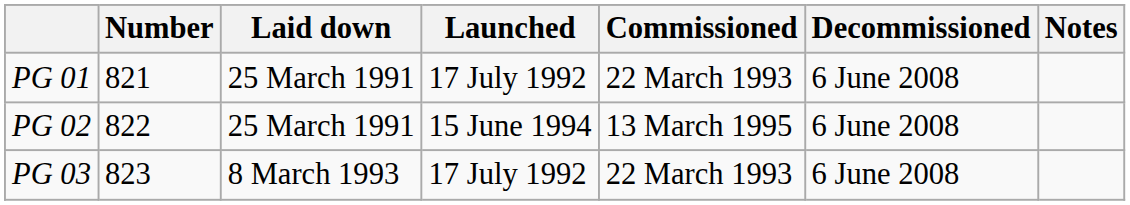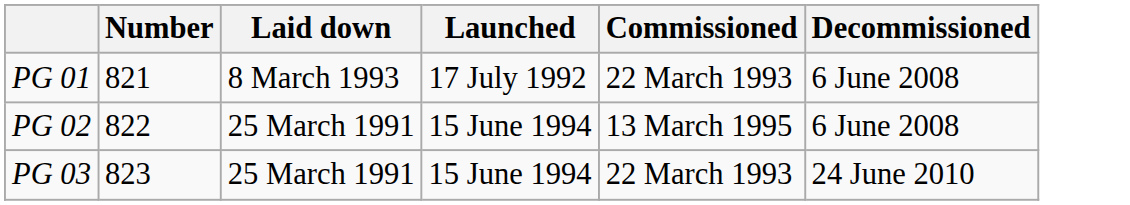- column: (1081, 28)
(321, 77) 25 March 1991 -> (313, 77) 8 March 1993
(313, 174) 8 March 1993 -> (321, 174) 25 March 1991
(508, 174) 17 July 1992 -> (510, 174) 15 June 1994
(885, 174) 6 June 2008 -> (893, 174) 24 June 2010
